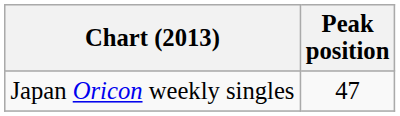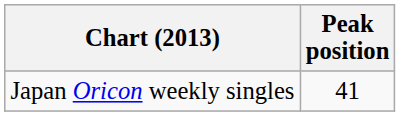(348, 90) 47 -> (348, 90) 41
